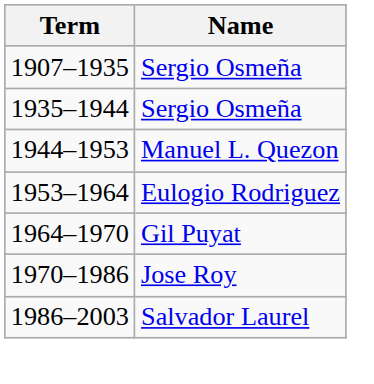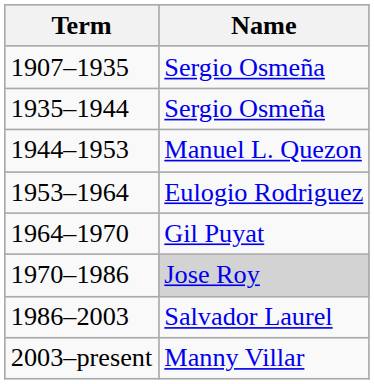(189, 274) no background -> (212, 274) lightgrey background
+ row: (82, 358)
